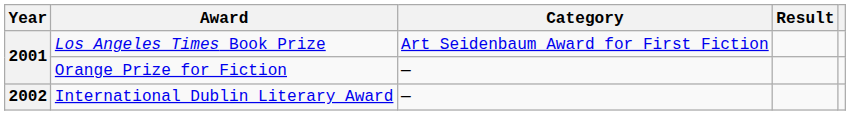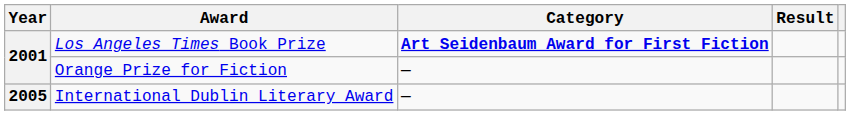(585, 44) normal -> (585, 44) bold
(28, 97) 2002 -> (28, 97) 2005
